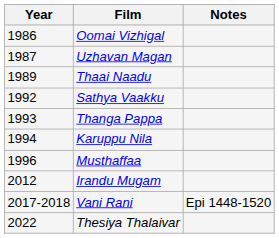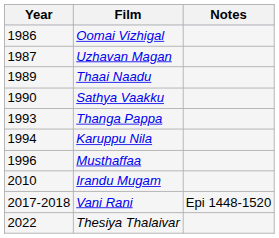(22, 98) 1992 -> (22, 98) 1990
(22, 181) 2012 -> (22, 181) 2010
